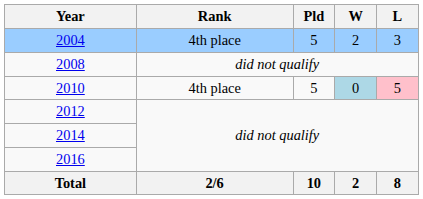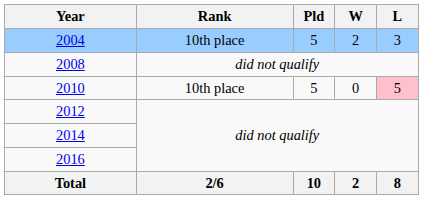(215, 40) 4th place -> (215, 40) 10th place
(215, 88) 4th place -> (215, 88) 10th place
(356, 88) lightblue background -> (356, 88) no background
